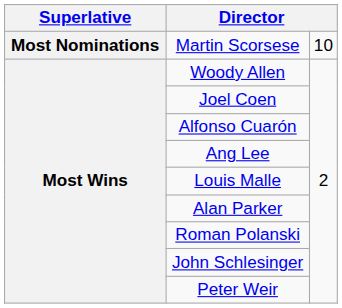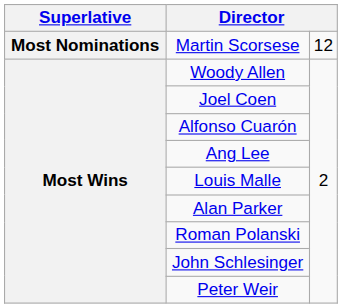(323, 45) 10 -> (323, 45) 12
